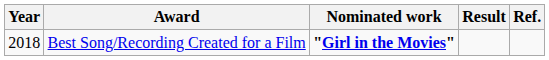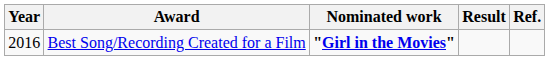(24, 42) 2018 -> (24, 42) 2016
